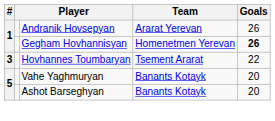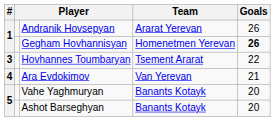+ row: (55, 76)
